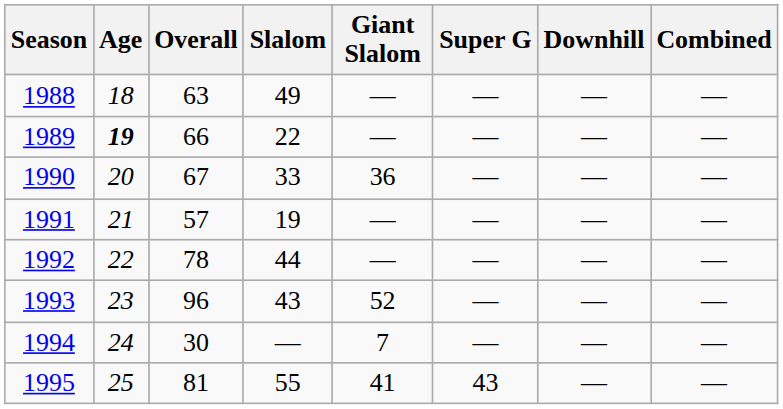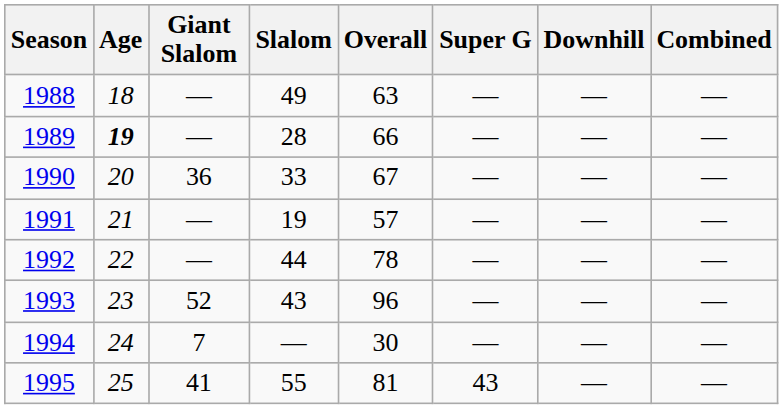columns swapped: (196, 39) <-> (383, 39)
(288, 136) 22 -> (294, 136) 28
